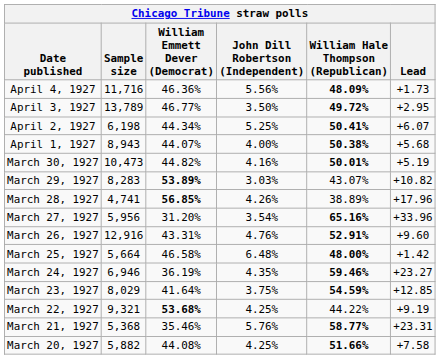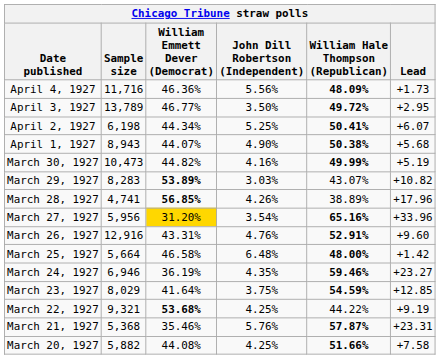(262, 144) 4.00% -> (262, 144) 4.90%
(349, 162) 50.01% -> (349, 162) 49.99%
(181, 217) no background -> (181, 217) gold background
(349, 327) 58.77% -> (349, 327) 57.87%
